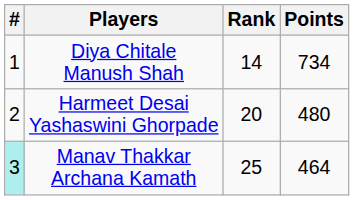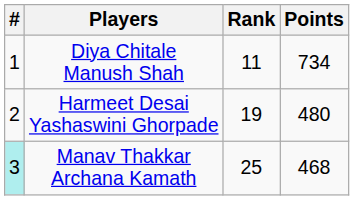(251, 61) 14 -> (251, 61) 11
(251, 114) 20 -> (251, 114) 19
(314, 167) 464 -> (314, 167) 468
